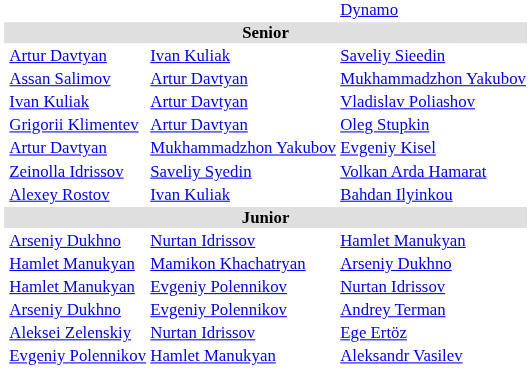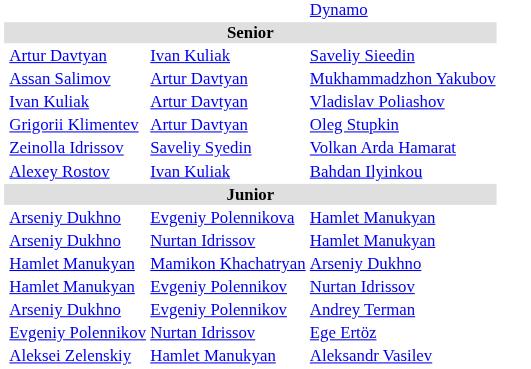- row: (243, 148)
+ row: (222, 217)
(70, 332) Aleksei Zelenskiy -> (78, 332) Evgeniy Polennikov
(78, 356) Evgeniy Polennikov -> (70, 356) Aleksei Zelenskiy
